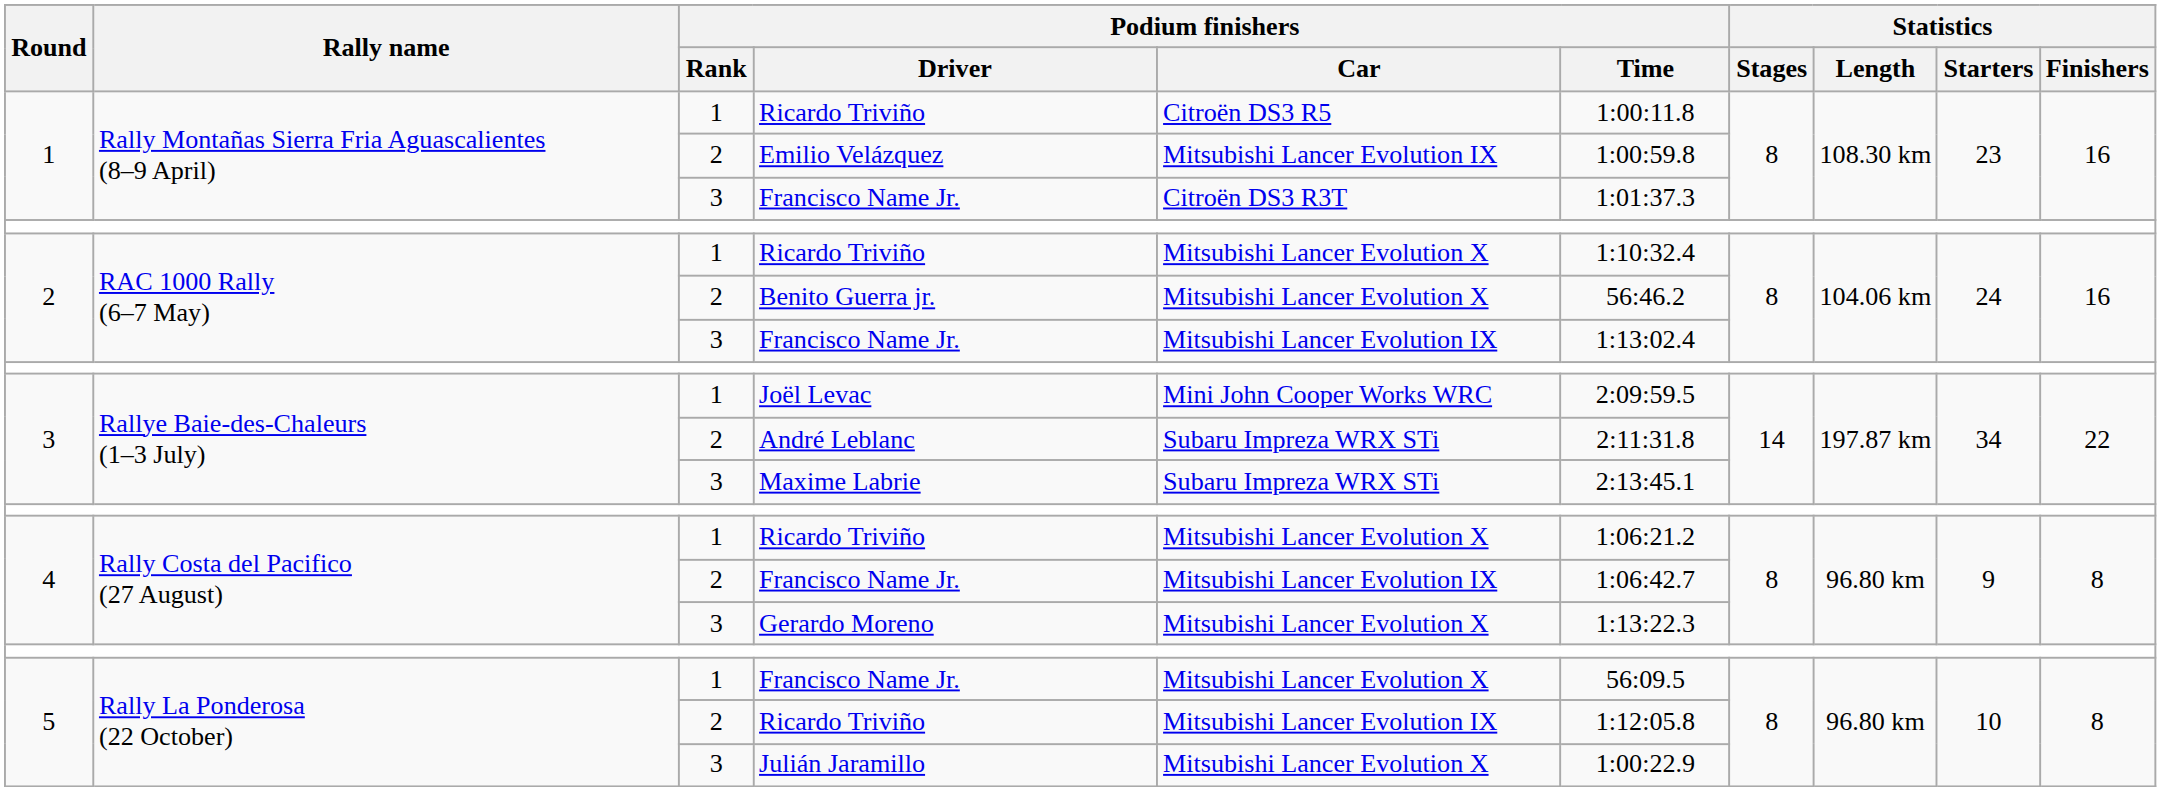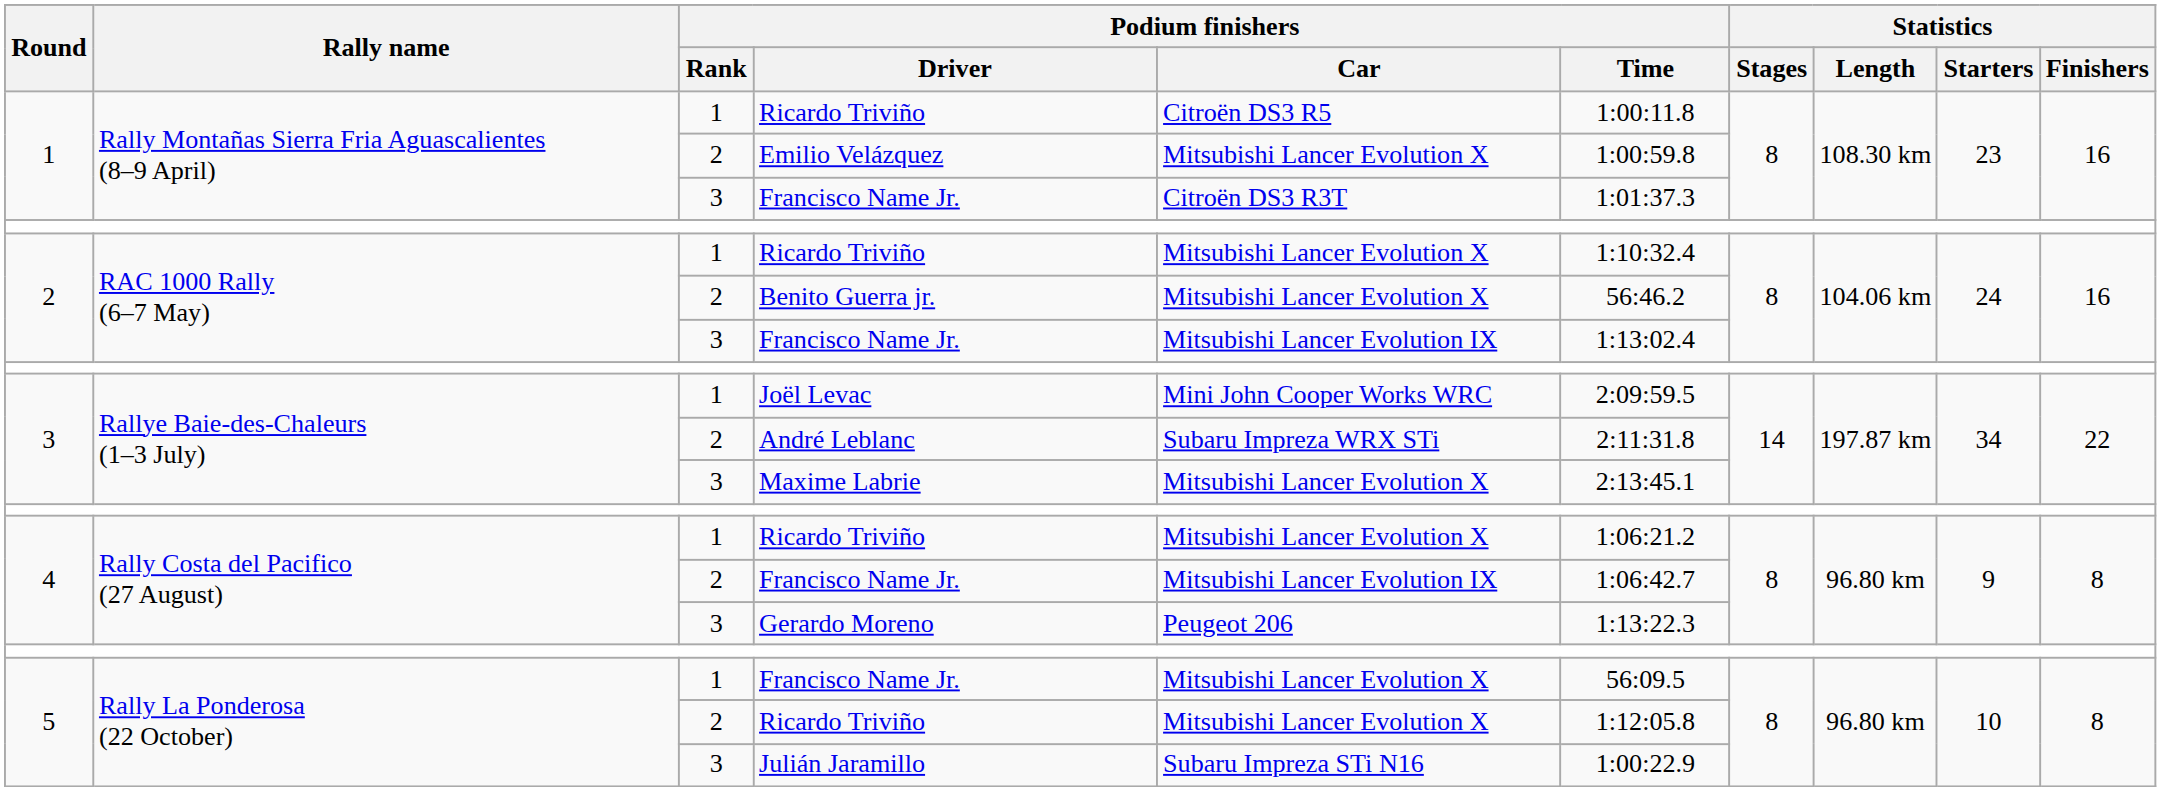(1330, 154) Mitsubishi Lancer Evolution IX -> (1326, 154) Mitsubishi Lancer Evolution X
(1301, 481) Subaru Impreza WRX STi -> (1326, 481) Mitsubishi Lancer Evolution X
(1326, 622) Mitsubishi Lancer Evolution X -> (1228, 622) Peugeot 206
(1330, 721) Mitsubishi Lancer Evolution IX -> (1326, 721) Mitsubishi Lancer Evolution X
(1326, 764) Mitsubishi Lancer Evolution X -> (1293, 764) Subaru Impreza STi N16
